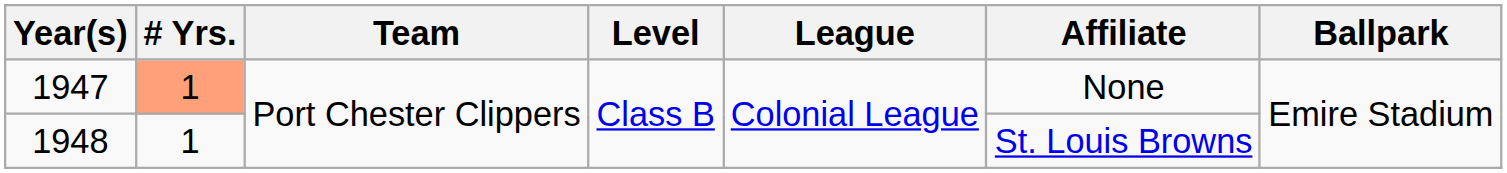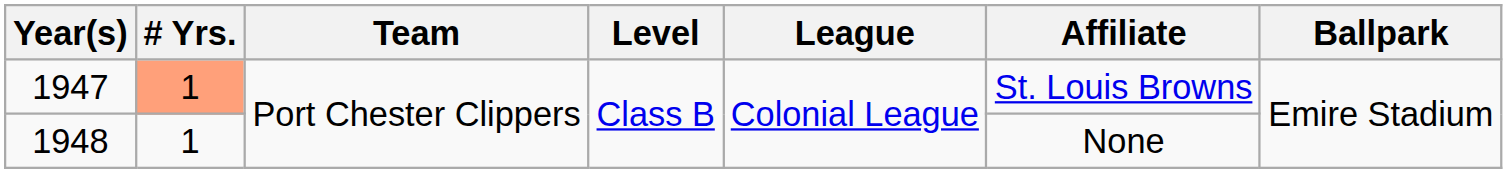(1124, 87) None -> (1124, 87) St. Louis Browns
(1124, 141) St. Louis Browns -> (1124, 141) None
